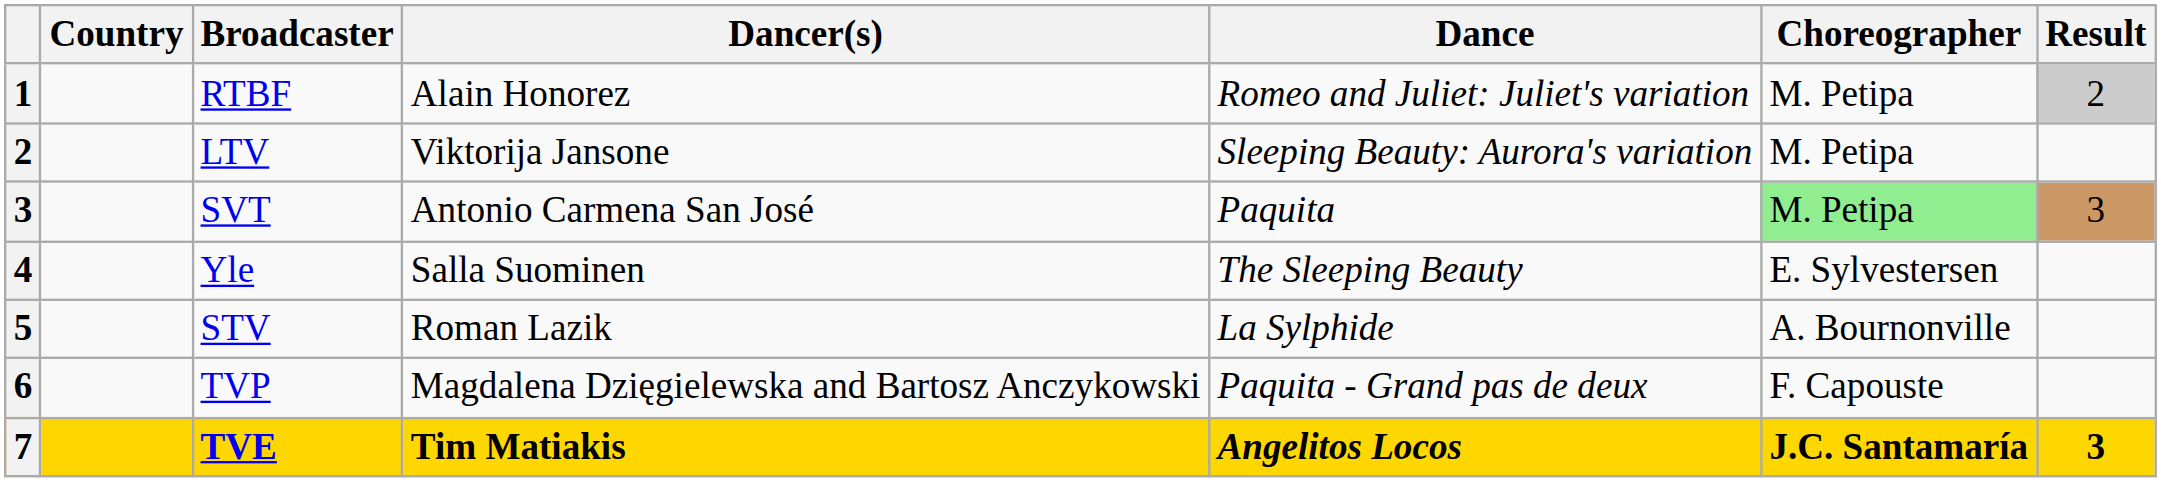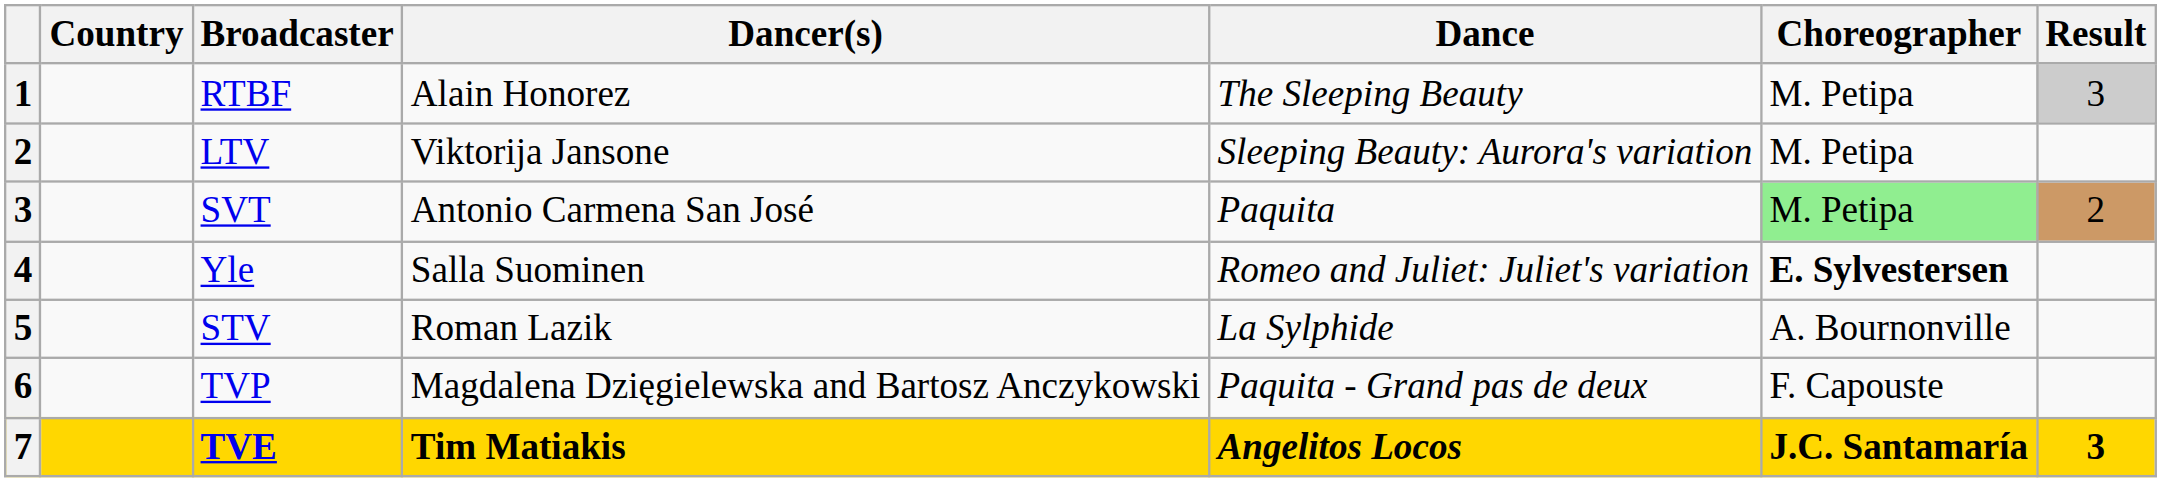(1483, 92) Romeo and Juliet: Juliet's variation -> (1370, 92) The Sleeping Beauty
(2096, 92) 2 -> (2096, 92) 3
(2096, 210) 3 -> (2096, 210) 2
(1370, 269) The Sleeping Beauty -> (1483, 269) Romeo and Juliet: Juliet's variation
(1884, 269) normal -> (1889, 269) bold
